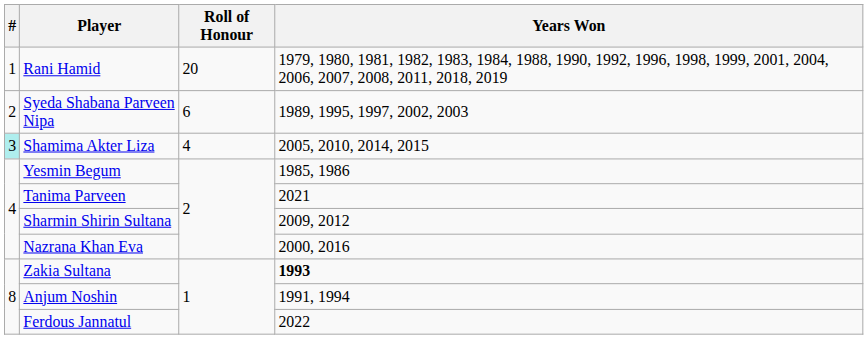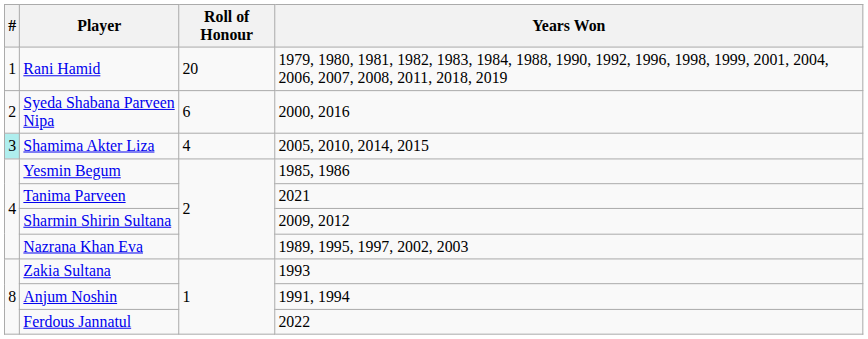(373, 111) 1989, 1995, 1997, 2002, 2003 -> (314, 111) 2000, 2016
(314, 246) 2000, 2016 -> (373, 246) 1989, 1995, 1997, 2002, 2003
(294, 271) bold -> (294, 271) normal
